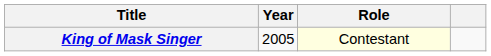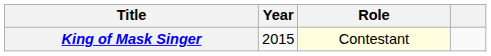(278, 39) 2005 -> (278, 39) 2015
